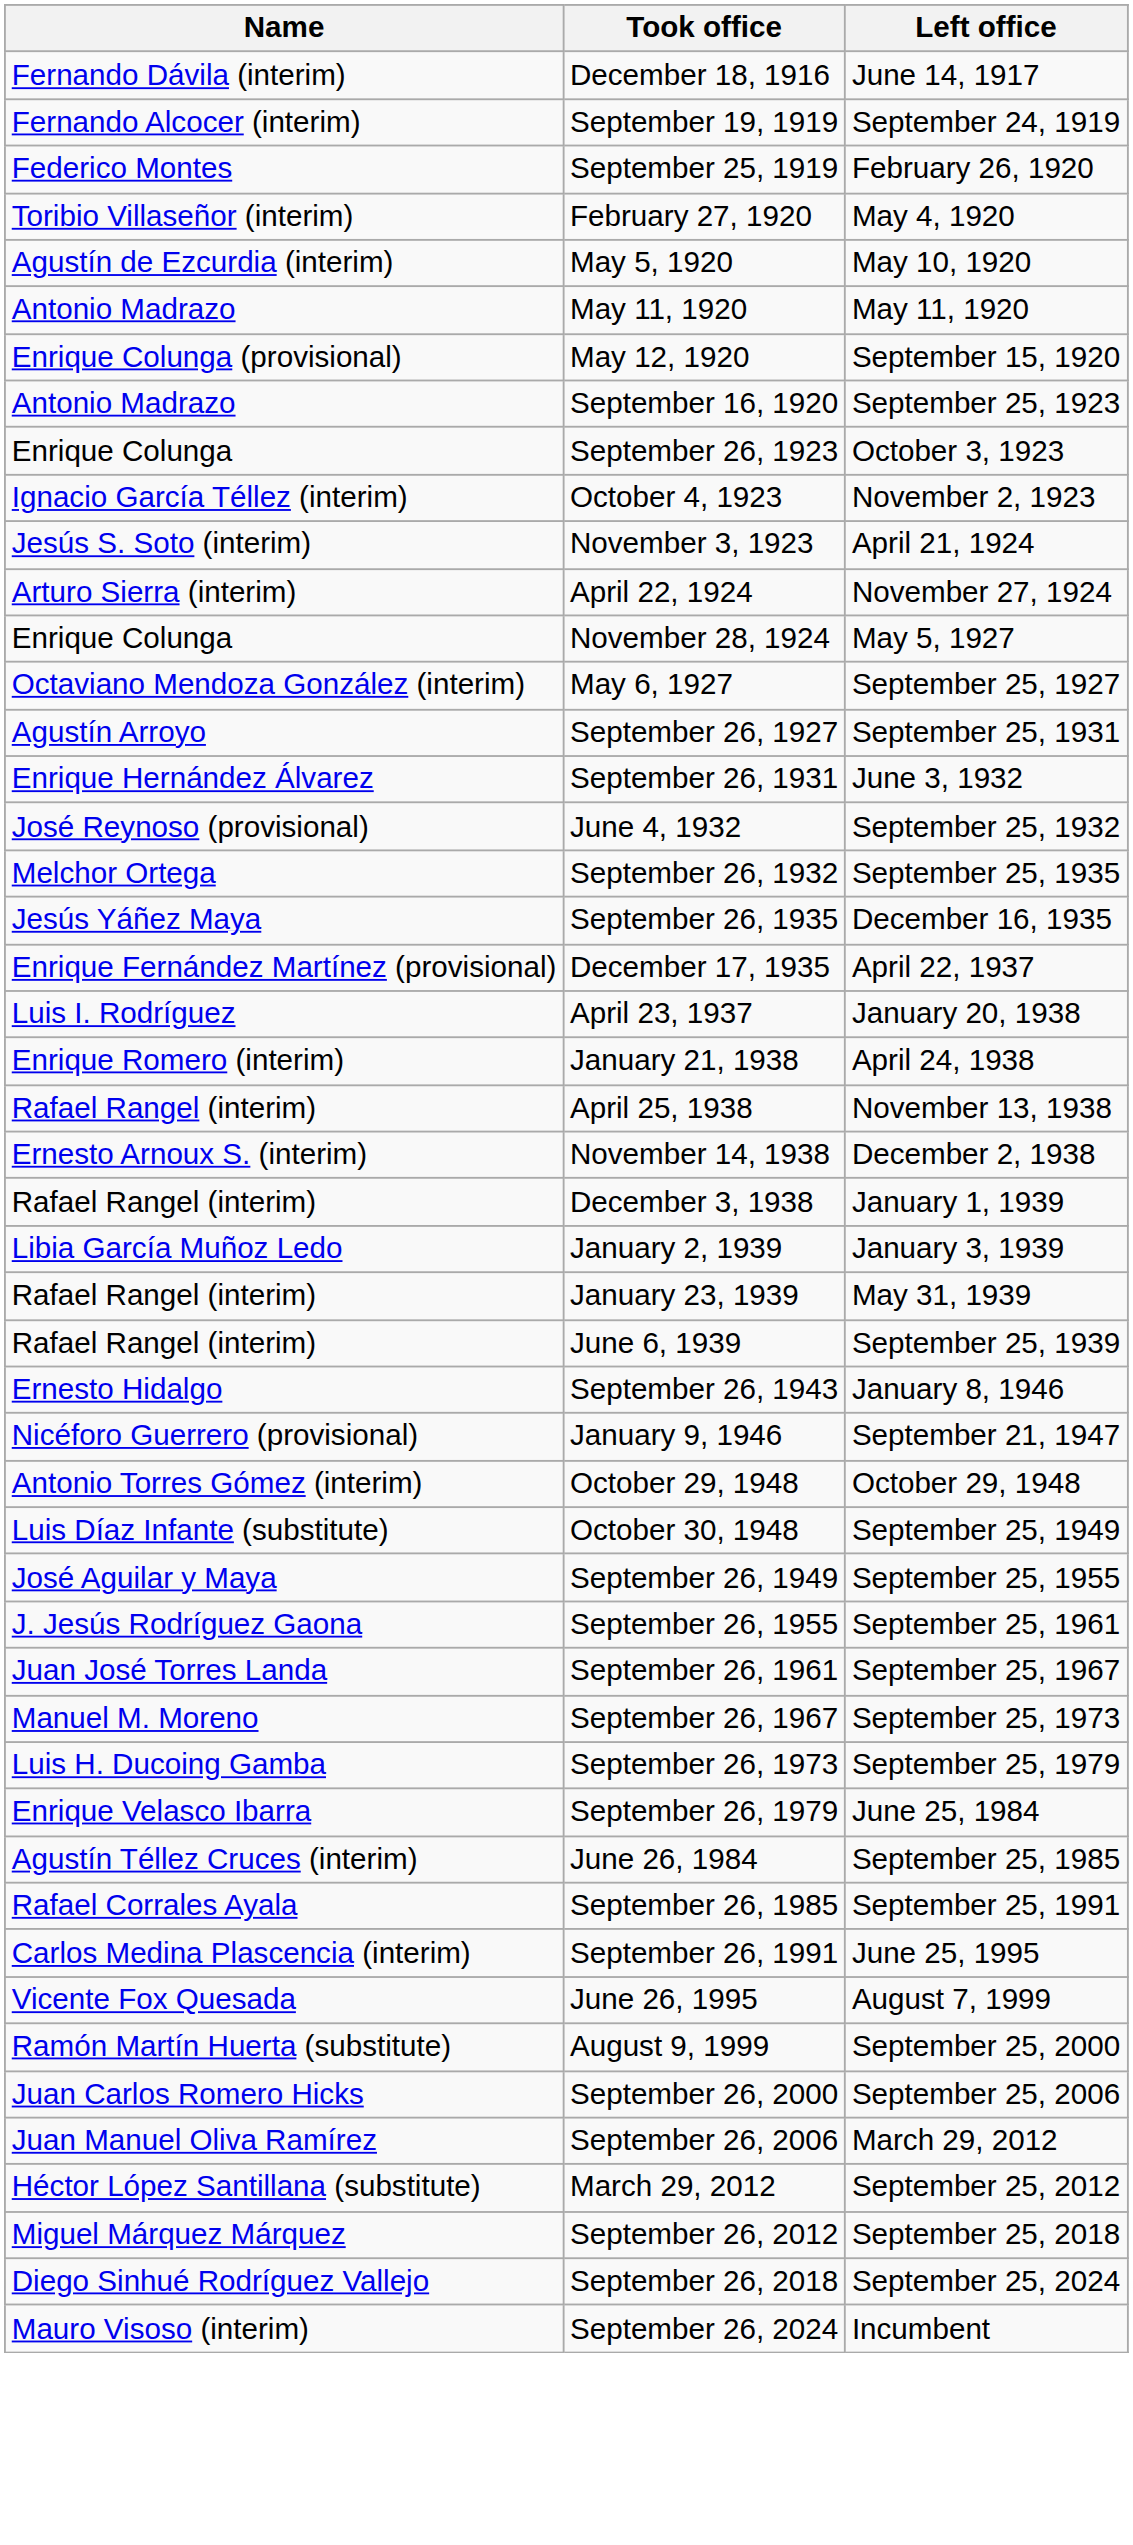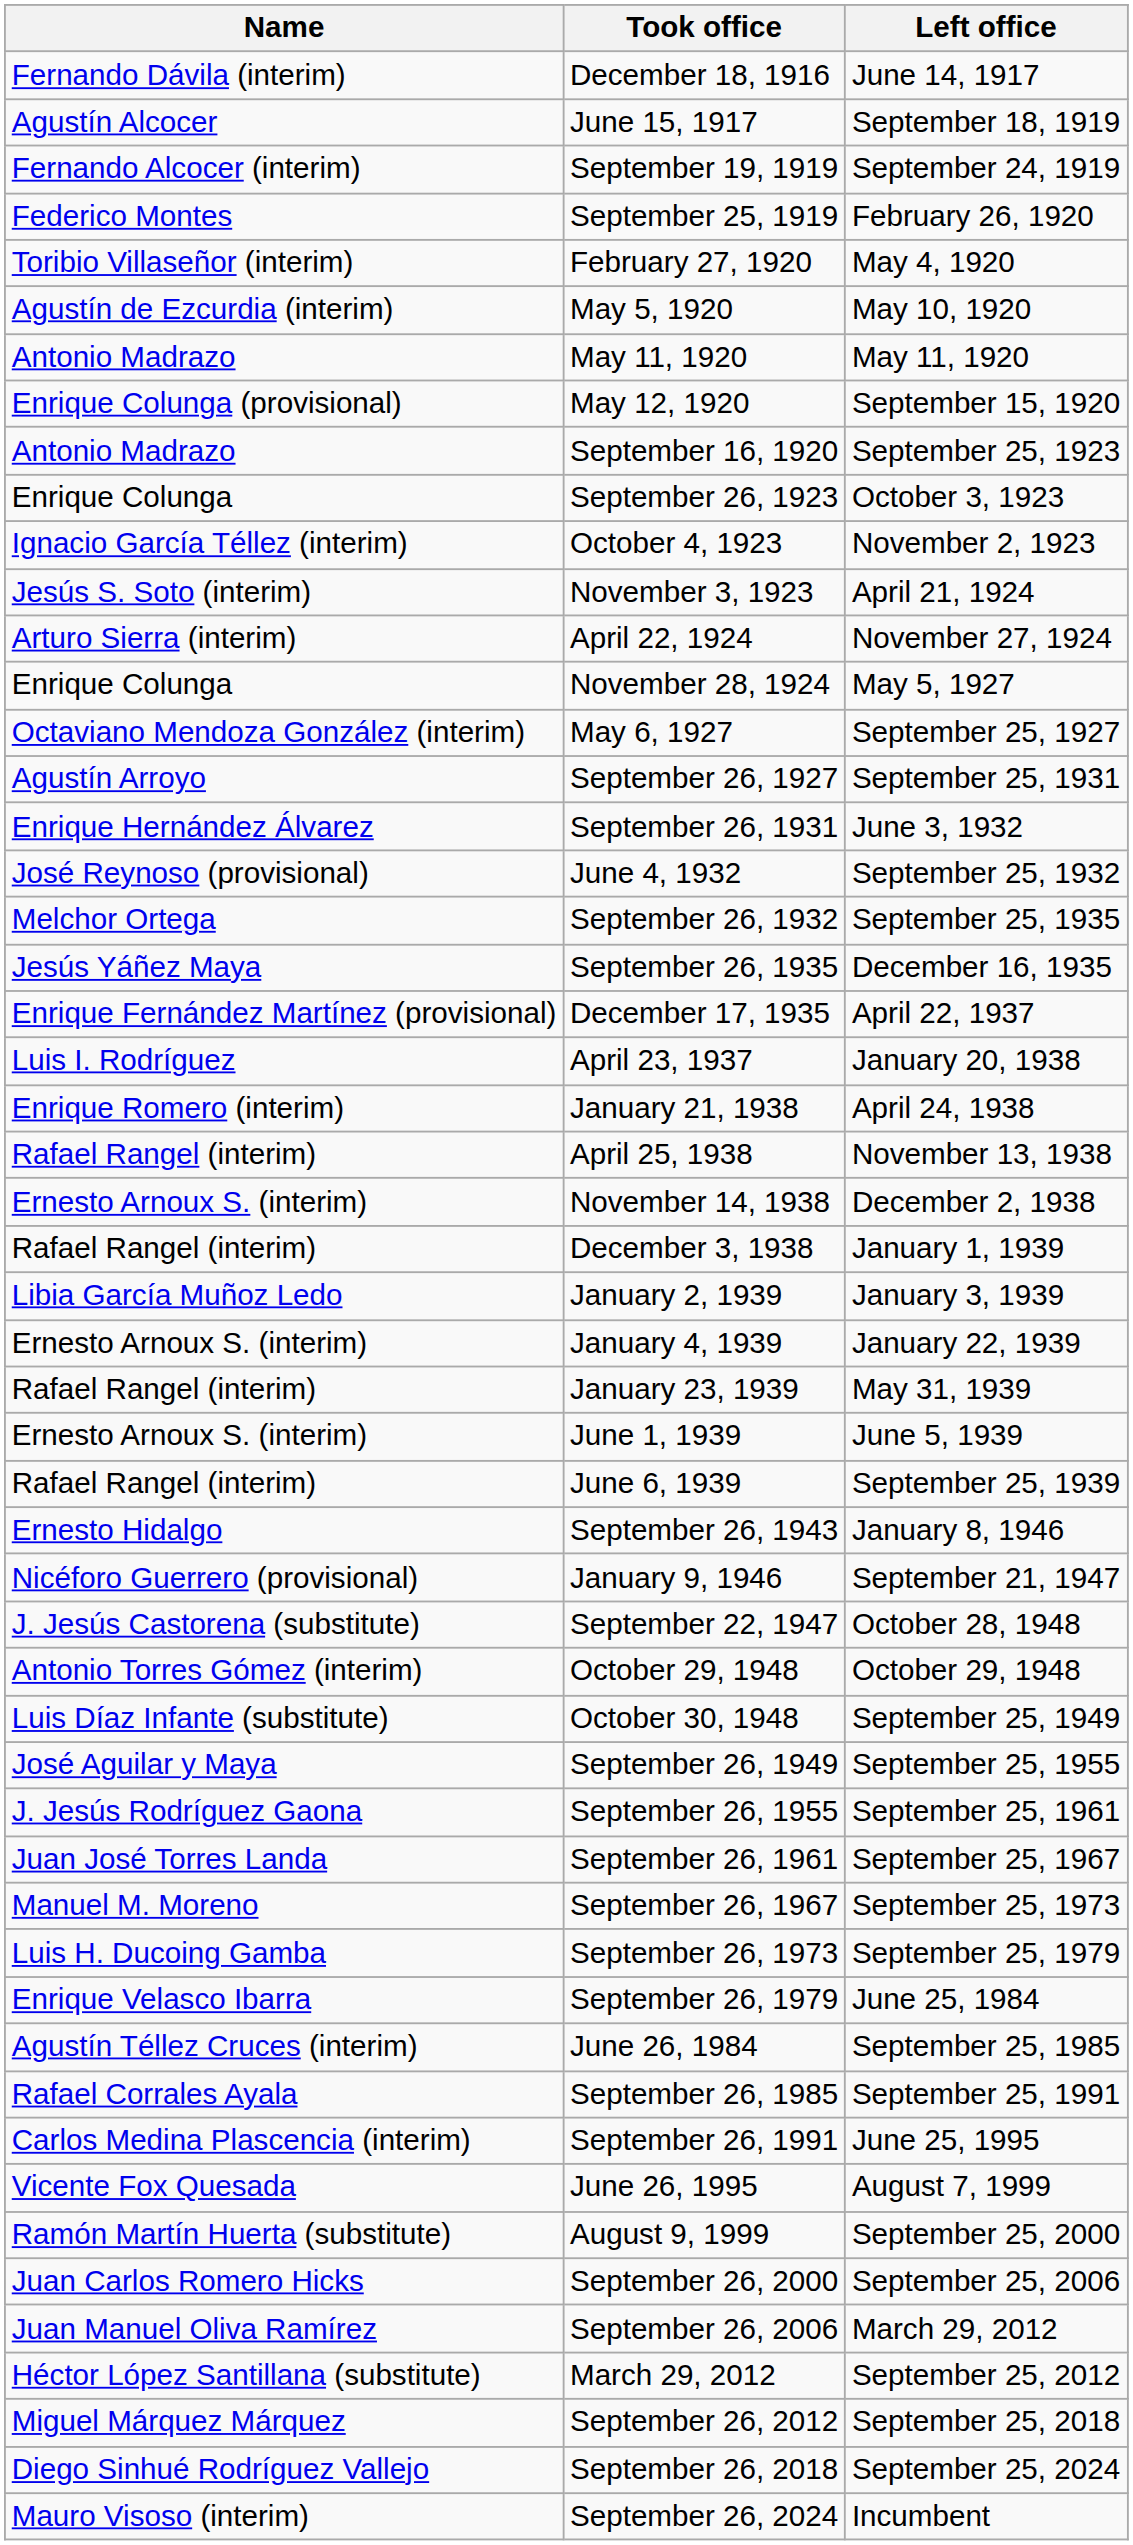+ row: (664, 121)
+ row: (676, 1342)
+ row: (656, 1436)
+ row: (704, 1624)
